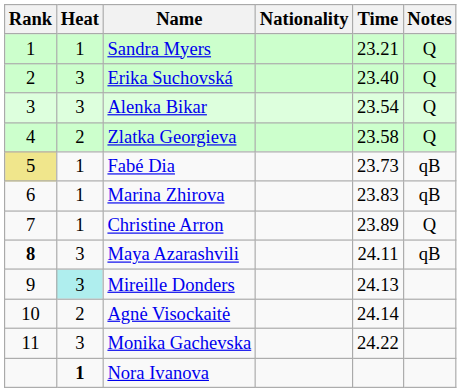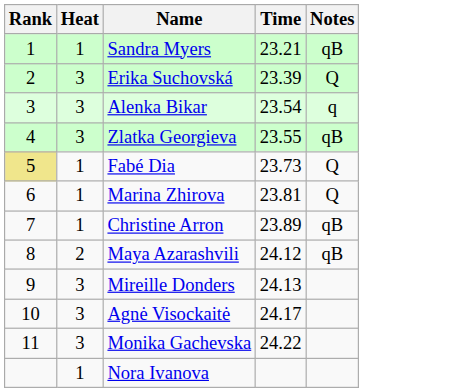- column: (304, 19)
(430, 48) Q -> (332, 48) qB
(378, 78) 23.40 -> (281, 78) 23.39
(430, 107) Q -> (332, 107) q
(80, 136) 2 -> (80, 136) 3
(378, 136) 23.58 -> (281, 136) 23.55
(430, 136) Q -> (332, 136) qB
(430, 166) qB -> (332, 166) Q
(378, 195) 23.83 -> (281, 195) 23.81
(430, 195) qB -> (332, 195) Q
(430, 225) Q -> (332, 225) qB
(31, 254) bold -> (31, 254) normal
(80, 254) 3 -> (80, 254) 2
(378, 254) 24.11 -> (281, 254) 24.12
(80, 284) paleturquoise background -> (80, 284) no background
(80, 313) 2 -> (80, 313) 3
(378, 313) 24.14 -> (281, 313) 24.17
(80, 372) bold -> (80, 372) normal
